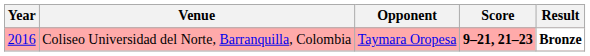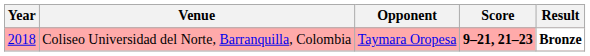(22, 39) 2016 -> (22, 39) 2018
